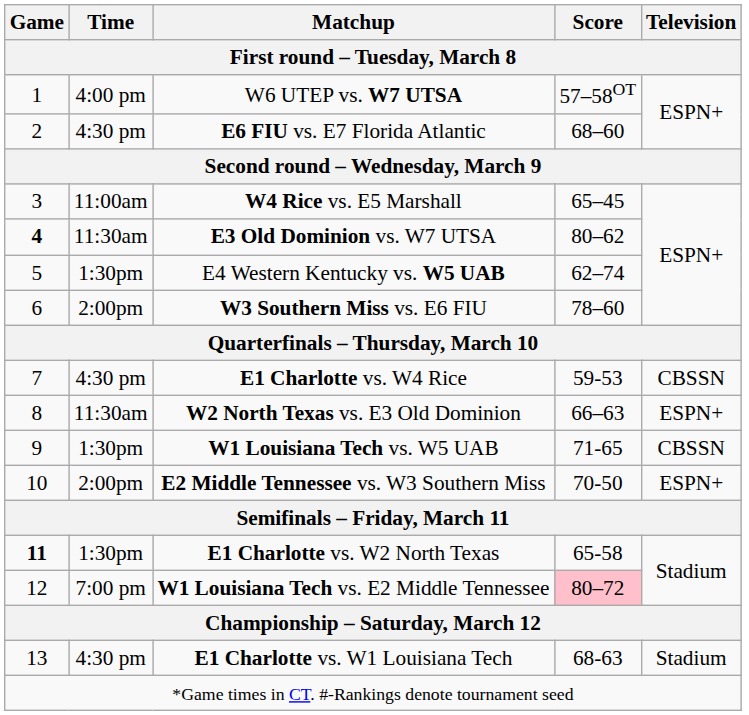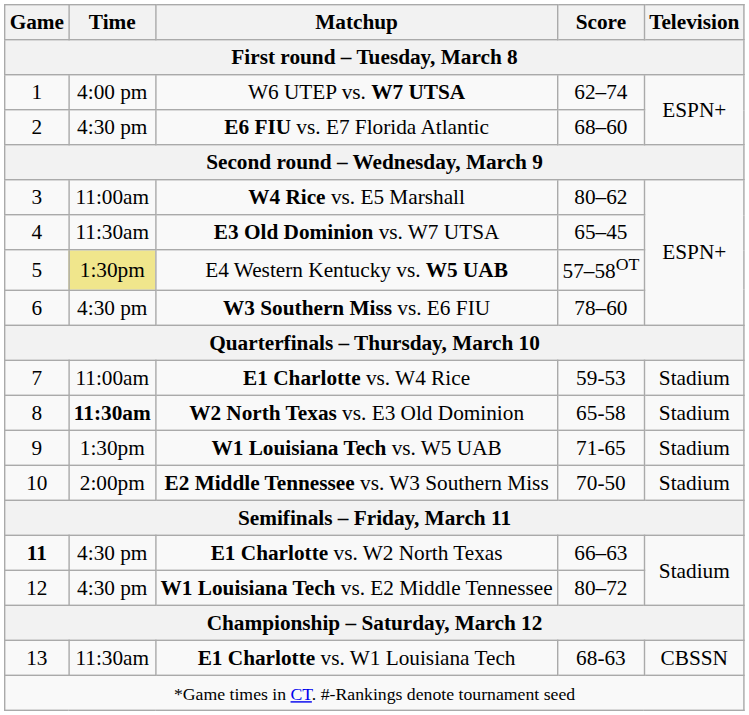(598, 94) 57–58OT -> (601, 92) 62–74
(598, 201) 65–45 -> (601, 197) 80–62
(37, 237) bold -> (37, 232) normal
(598, 237) 80–62 -> (601, 232) 65–45
(111, 272) no background -> (112, 269) khaki background
(598, 272) 62–74 -> (601, 269) 57–58OT
(111, 307) 2:00pm -> (112, 307) 4:30 pm
(111, 377) 4:30 pm -> (112, 377) 11:00am
(691, 377) CBSSN -> (694, 377) Stadium
(111, 412) normal -> (112, 412) bold
(598, 412) 66–63 -> (601, 412) 65-58
(691, 412) ESPN+ -> (694, 412) Stadium
(691, 447) CBSSN -> (694, 447) Stadium
(691, 482) ESPN+ -> (694, 482) Stadium
(111, 552) 1:30pm -> (112, 552) 4:30 pm
(598, 552) 65-58 -> (601, 552) 66–63
(111, 587) 7:00 pm -> (112, 587) 4:30 pm
(598, 587) pink background -> (601, 587) no background
(111, 658) 4:30 pm -> (112, 658) 11:30am
(691, 658) Stadium -> (694, 658) CBSSN
